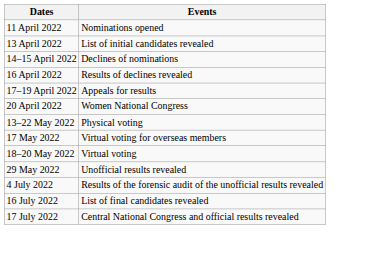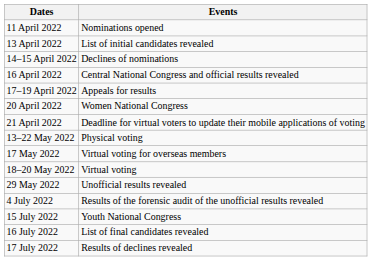(137, 75) Results of declines revealed -> (190, 75) Central National Congress and official results revealed
+ row: (34, 122)
+ row: (32, 216)
(190, 216) Central National Congress and official results revealed -> (137, 248) Results of declines revealed
